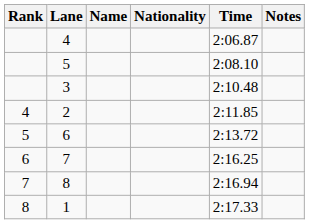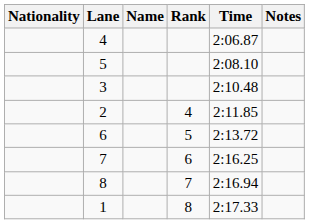columns swapped: (25, 16) <-> (170, 16)
